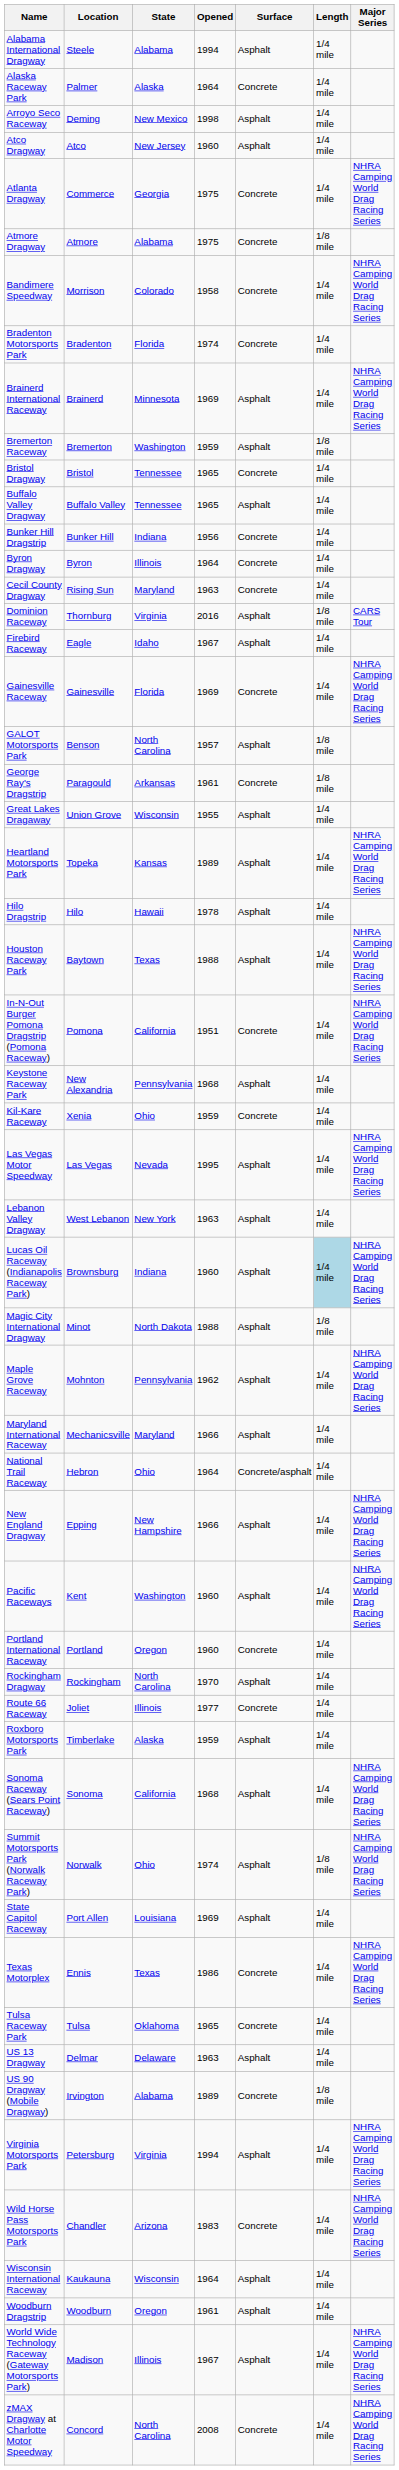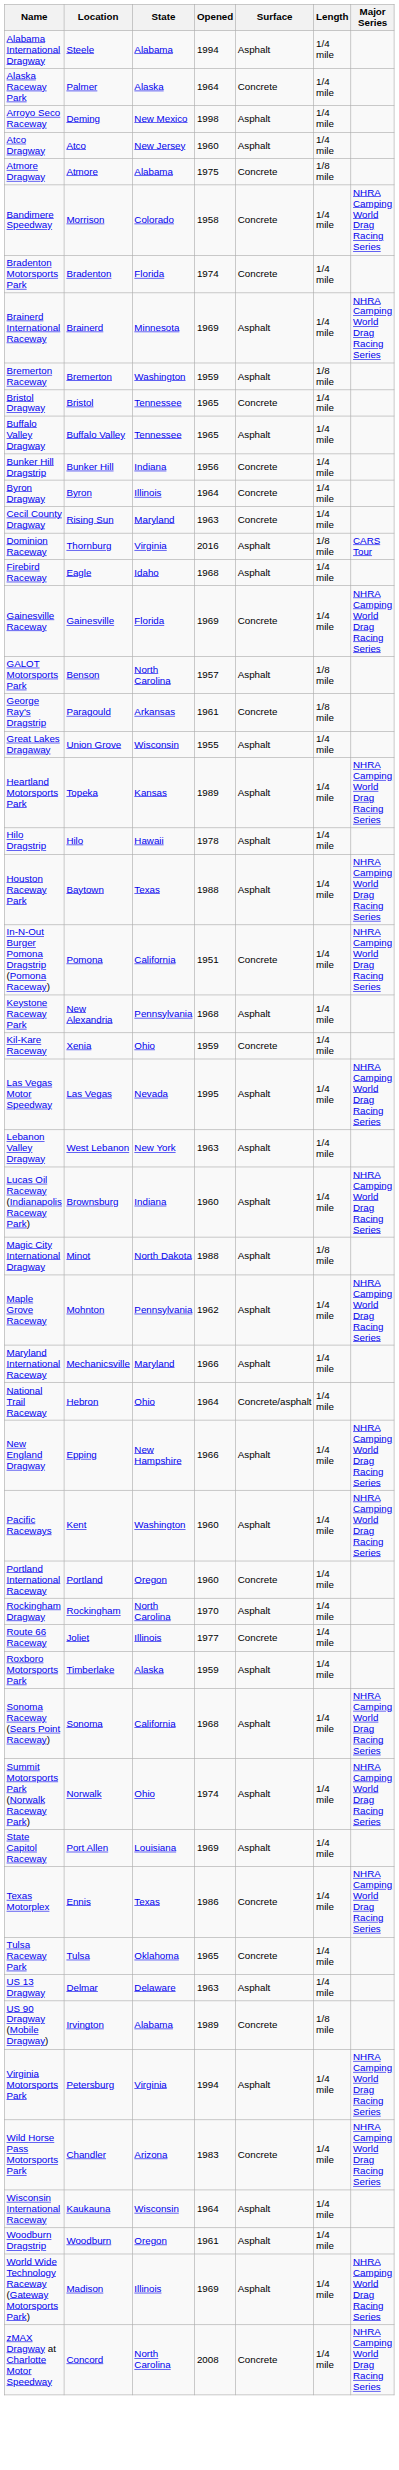- row: (26, 193)
(208, 643) 1967 -> (208, 572) 1968
(325, 1272) lightblue background -> (325, 1202) no background
(325, 1864) 1/8 mile -> (325, 1794) 1/4 mile
(208, 2359) 1967 -> (208, 2289) 1969
